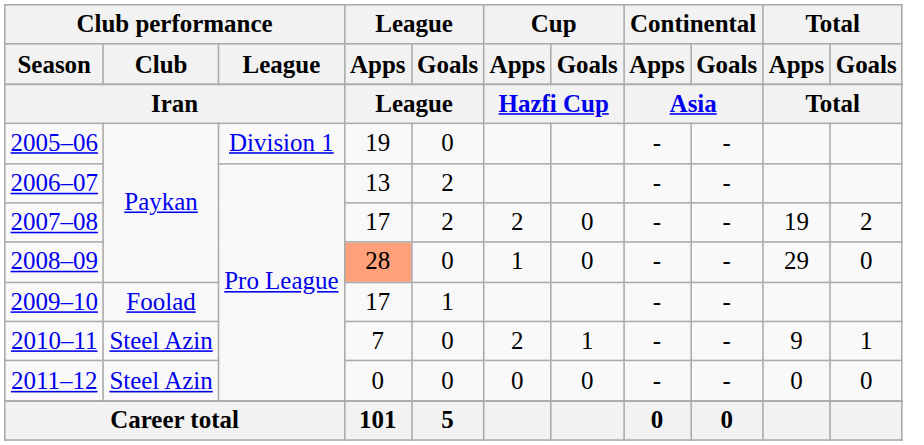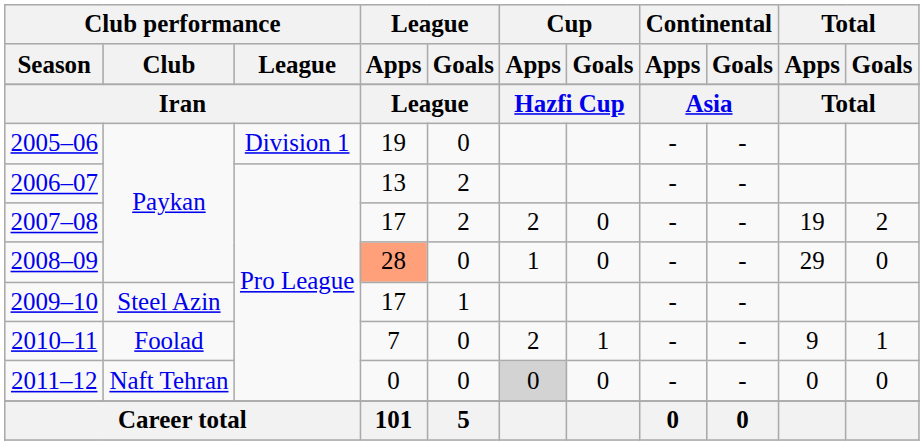(161, 301) Foolad -> (169, 301) Steel Azin
(161, 340) Steel Azin -> (169, 340) Foolad
(161, 380) Steel Azin -> (169, 380) Naft Tehran
(517, 380) no background -> (533, 380) lightgrey background
